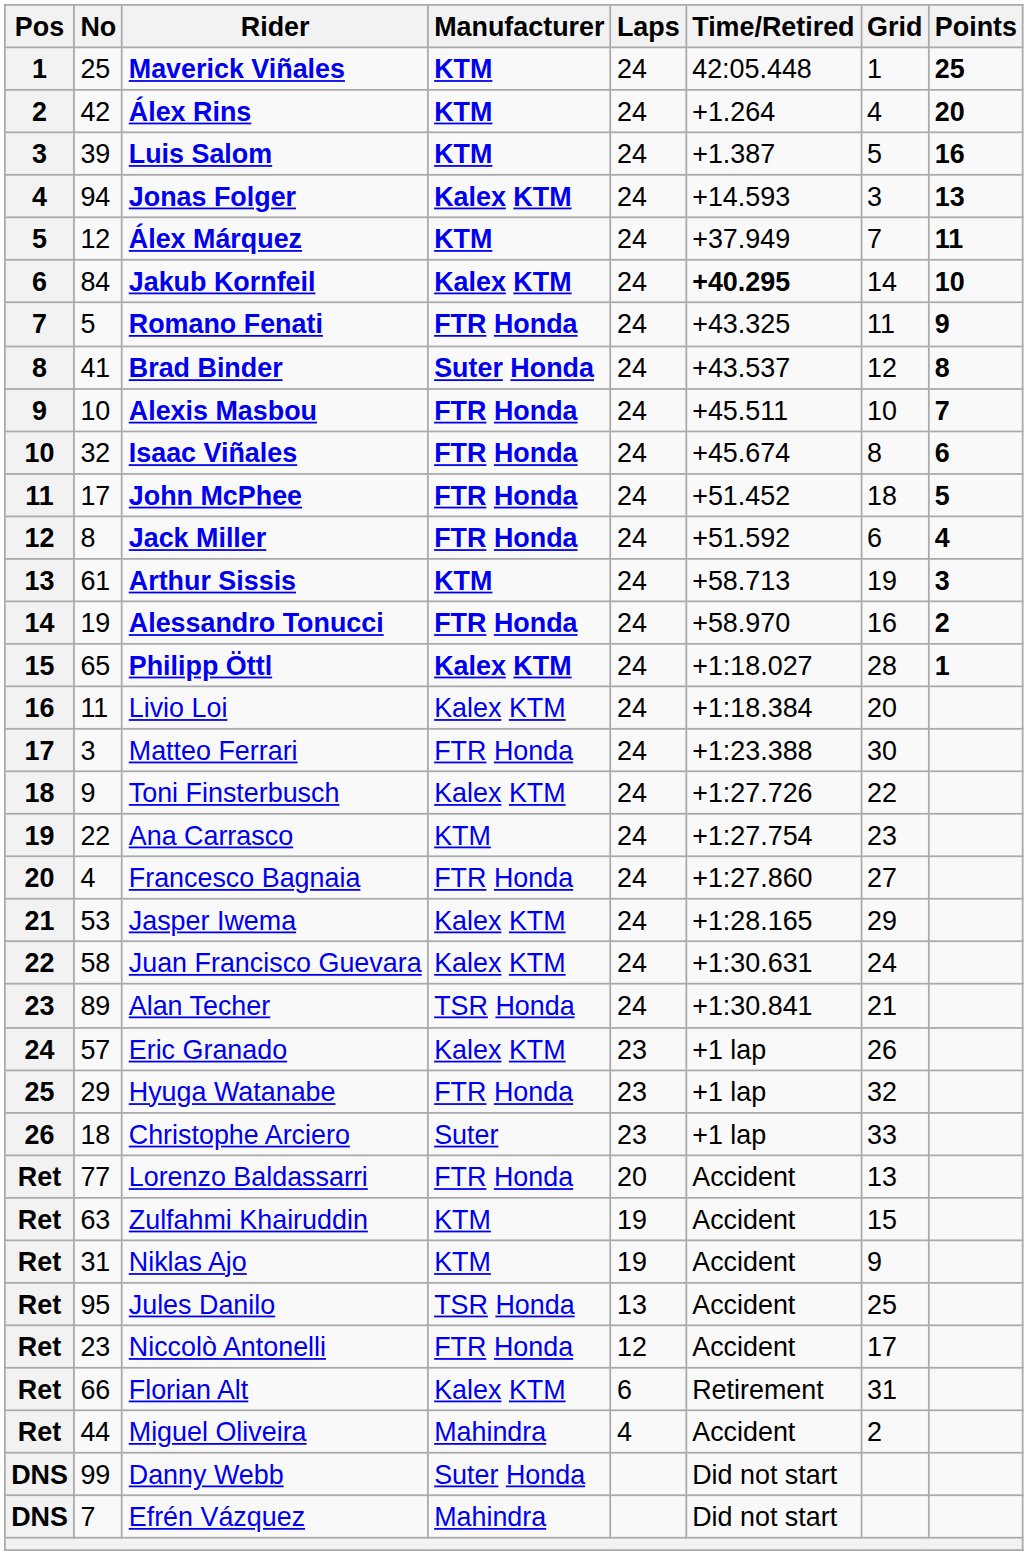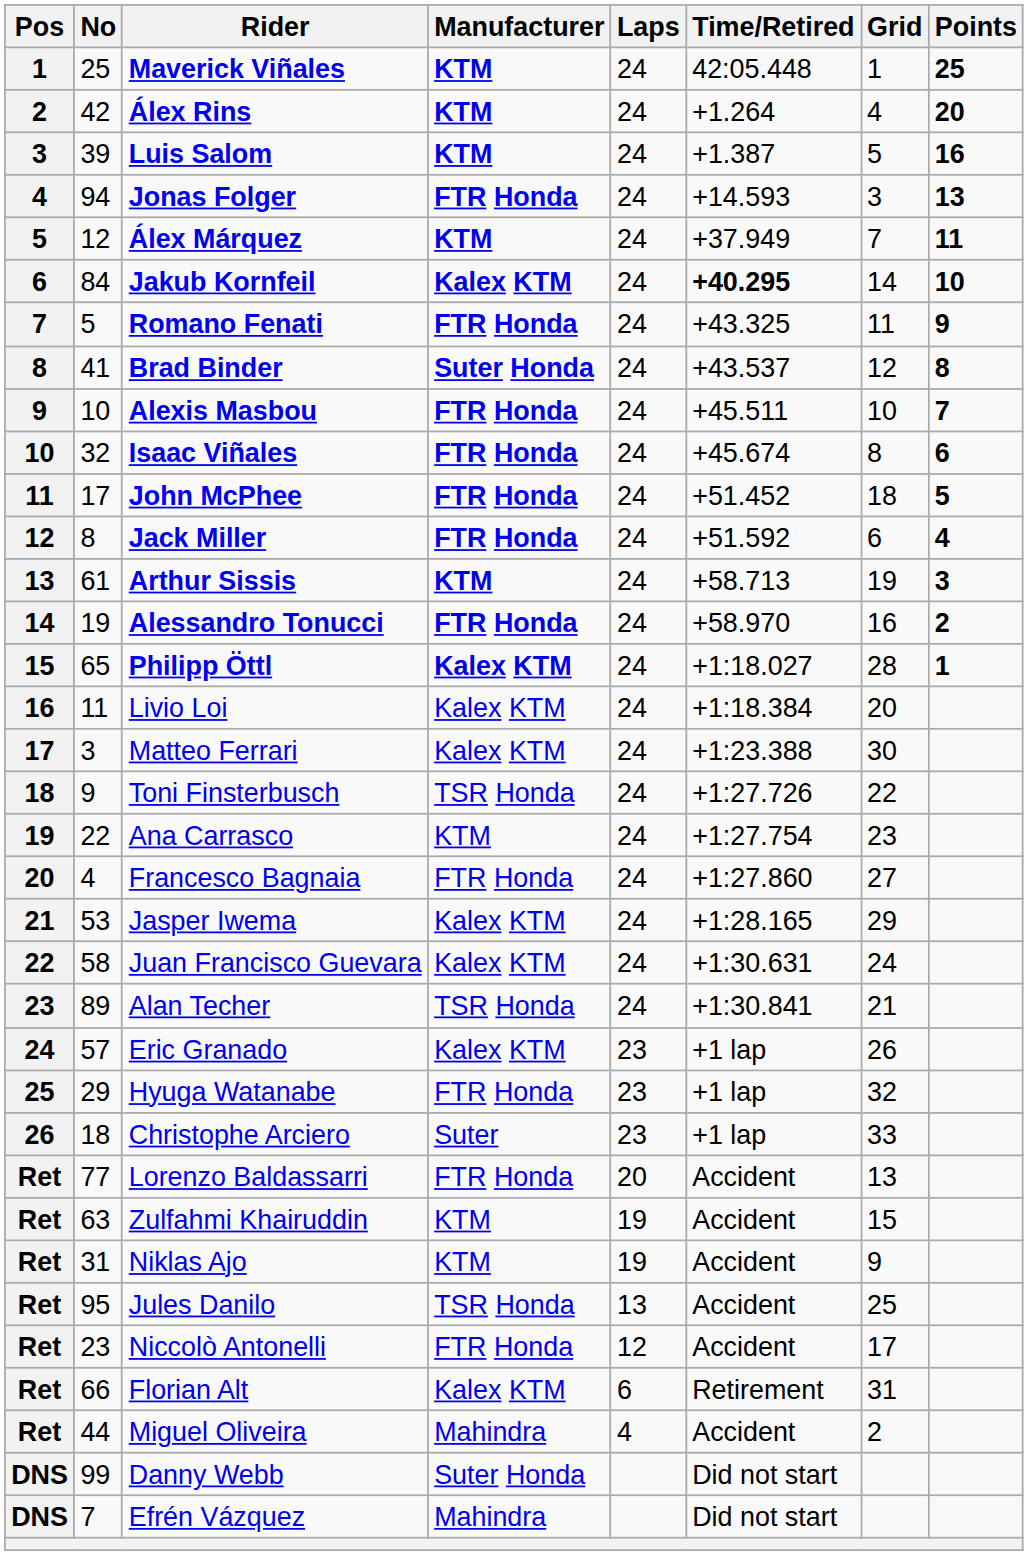(503, 197) Kalex KTM -> (506, 197) FTR Honda
(504, 750) FTR Honda -> (500, 750) Kalex KTM
(500, 793) Kalex KTM -> (504, 793) TSR Honda
